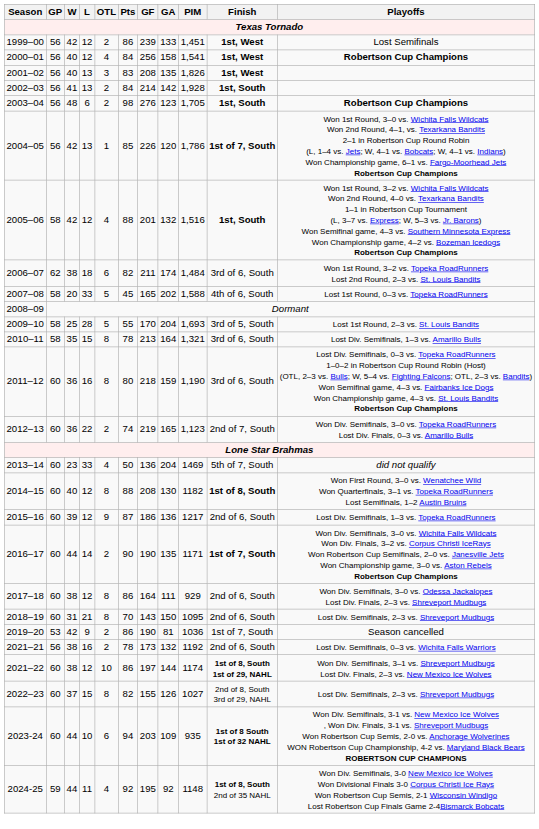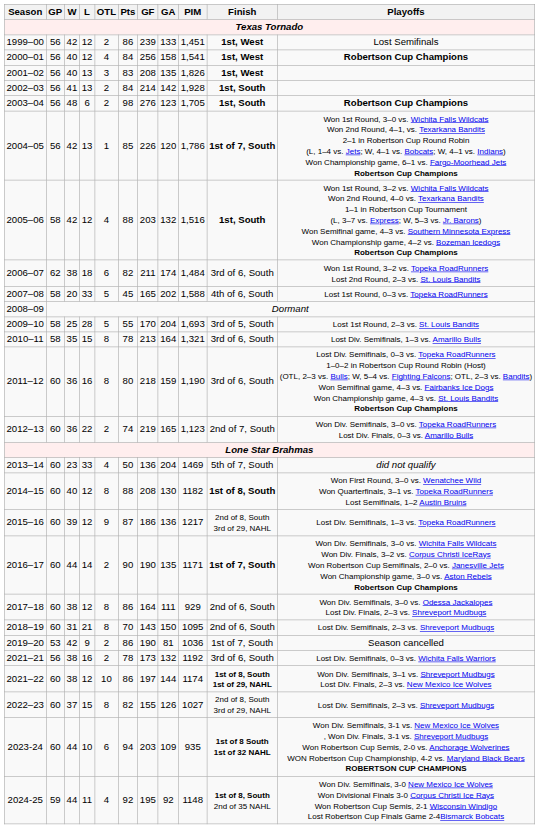(148, 220) 201 -> (148, 220) 203
(242, 517) 2nd of 6, South -> (242, 523) 2nd of 8, South 3rd of 29, NAHL
(242, 647) 2nd of 6, South -> (242, 658) 3rd of 6, South
